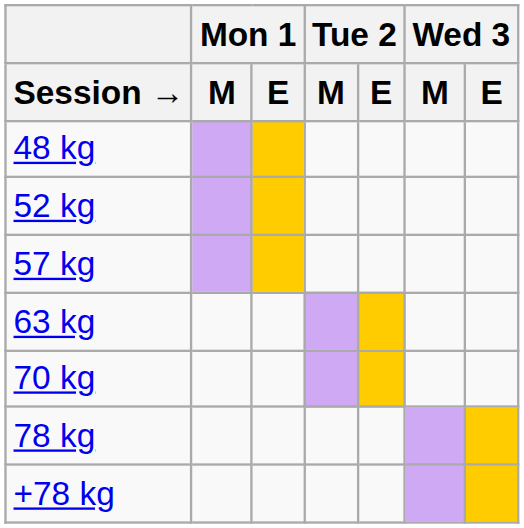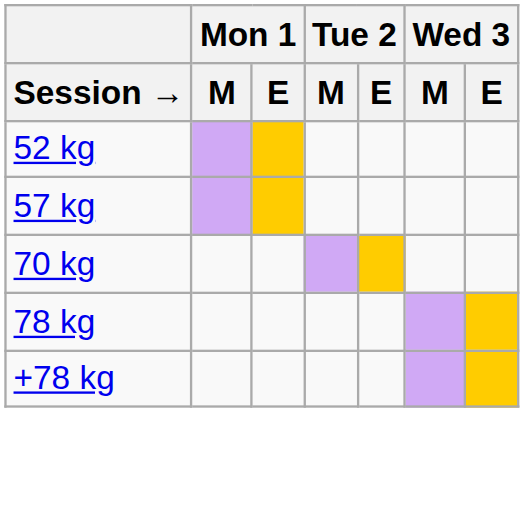- row: (54, 149)
- row: (54, 321)
